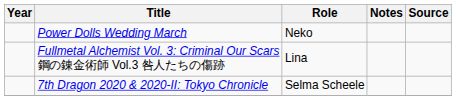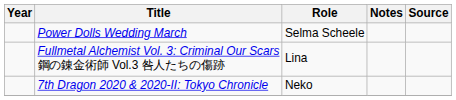(299, 32) Neko -> (325, 32) Selma Scheele
(325, 85) Selma Scheele -> (299, 85) Neko
